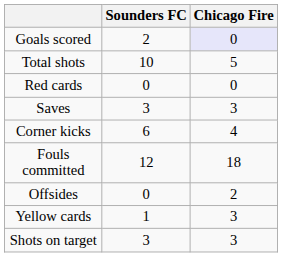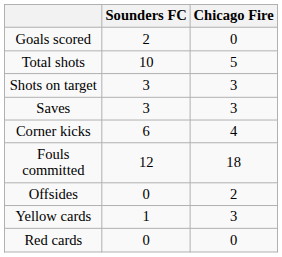(234, 39) lavender background -> (234, 39) no background
rows swapped: (53, 240) <-> (53, 85)
